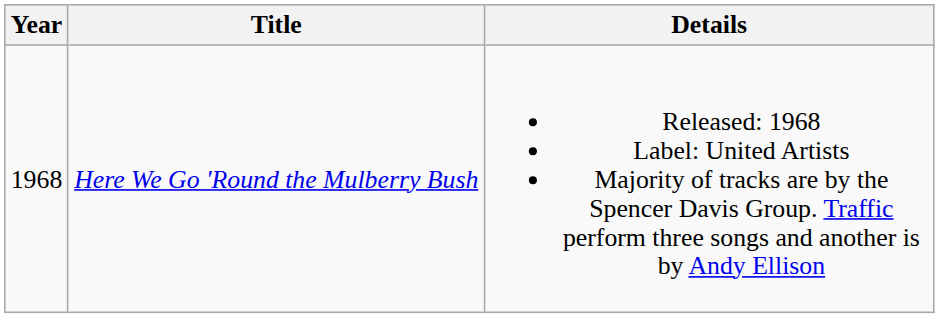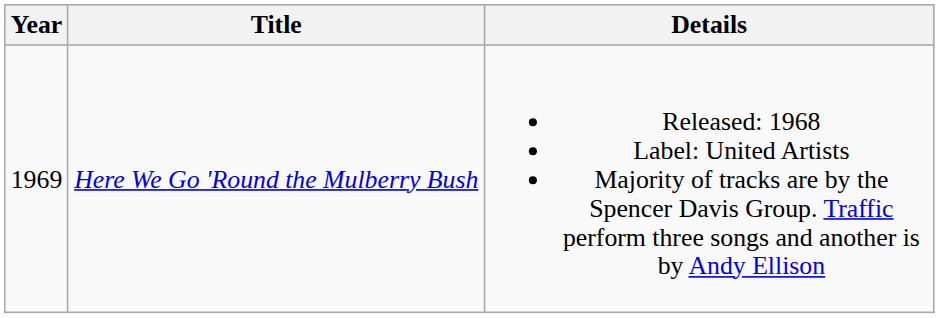(37, 178) 1968 -> (37, 178) 1969
